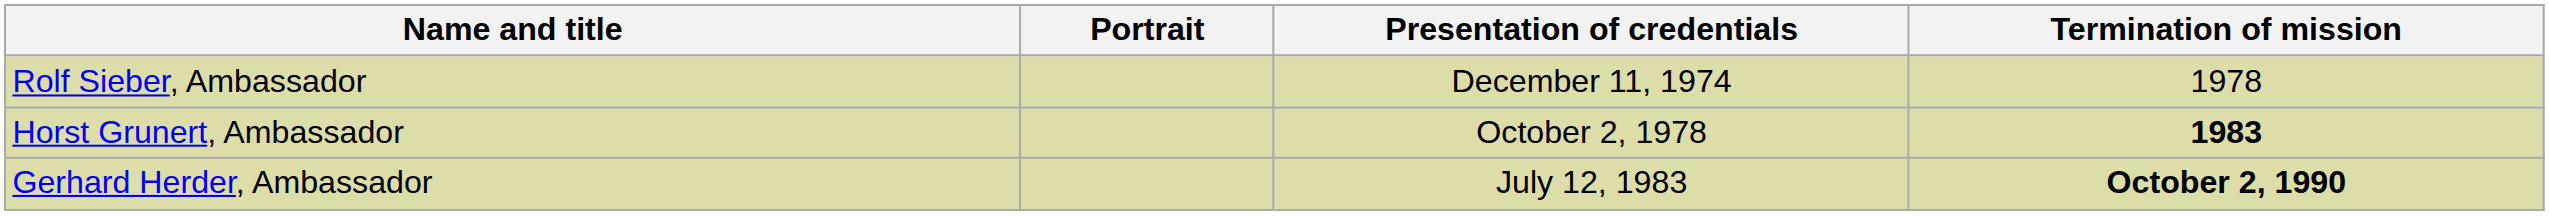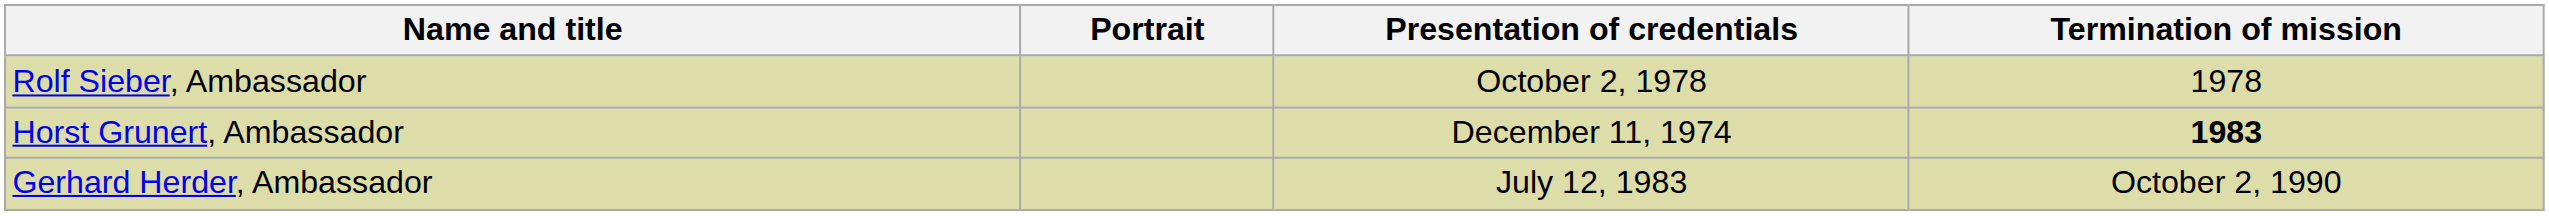(1592, 81) December 11, 1974 -> (1592, 81) October 2, 1978
(1592, 132) October 2, 1978 -> (1592, 132) December 11, 1974
(2226, 183) bold -> (2226, 183) normal
